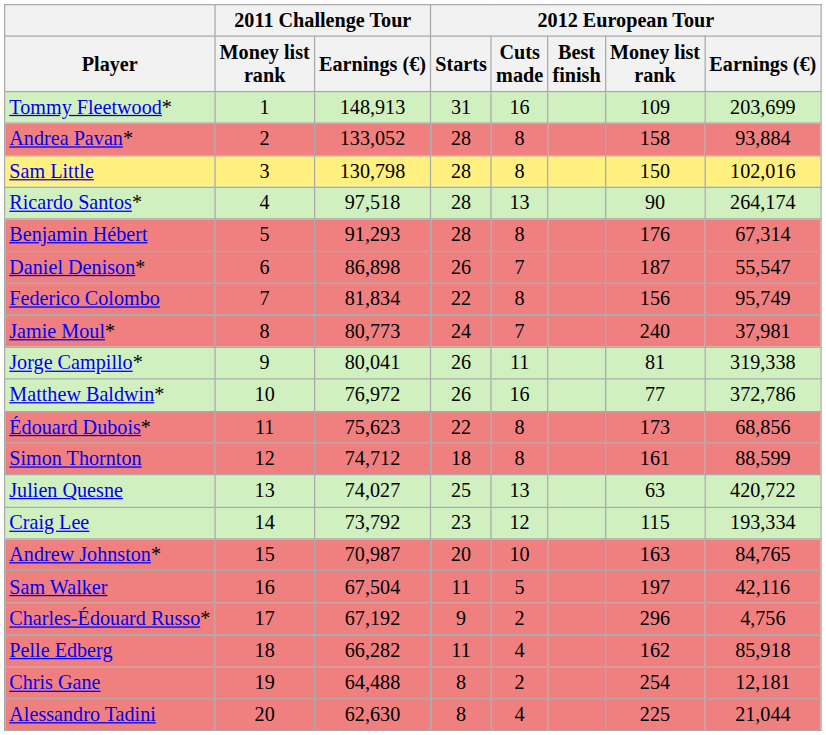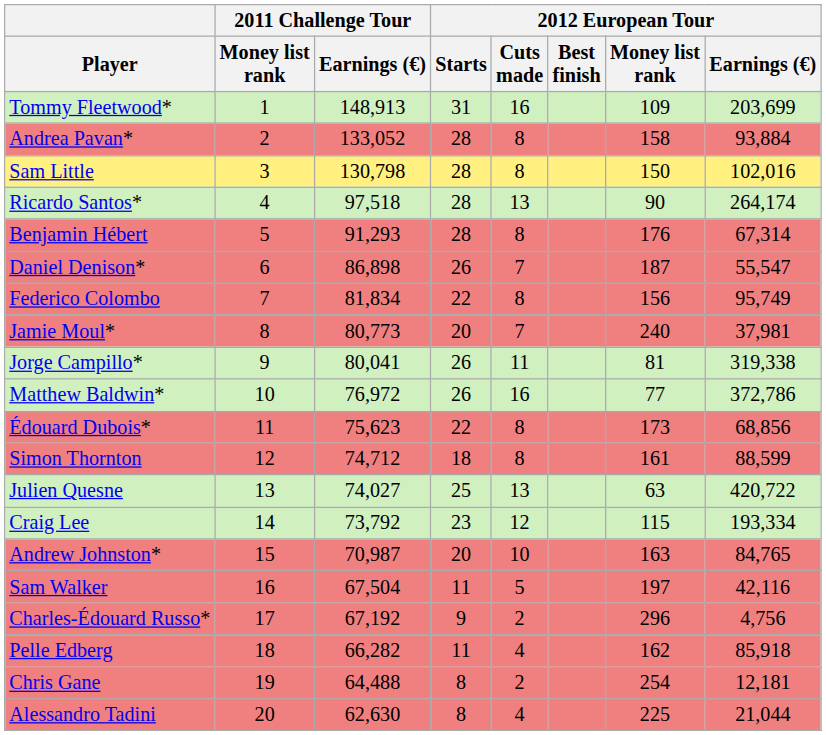(461, 330) 24 -> (461, 330) 20
